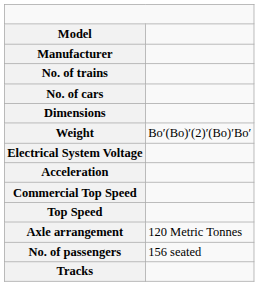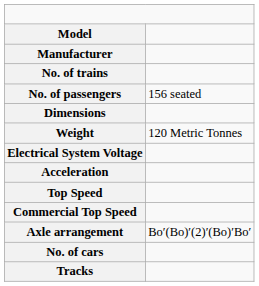rows swapped: (75, 93) <-> (75, 251)
(200, 133) Bo′(Bo)′(2)′(Bo)′Bo′ -> (195, 133) 120 Metric Tonnes
rows swapped: (75, 212) <-> (75, 192)
(195, 232) 120 Metric Tonnes -> (200, 232) Bo′(Bo)′(2)′(Bo)′Bo′
